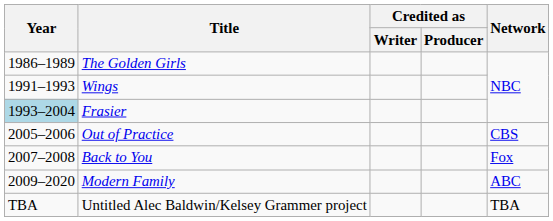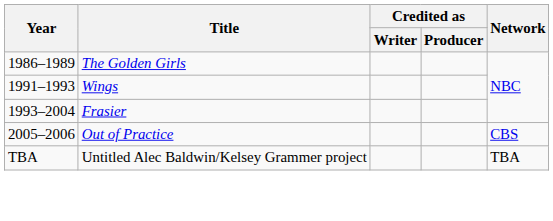(41, 110) lightblue background -> (41, 110) no background
- row: (117, 157)
- row: (128, 181)
